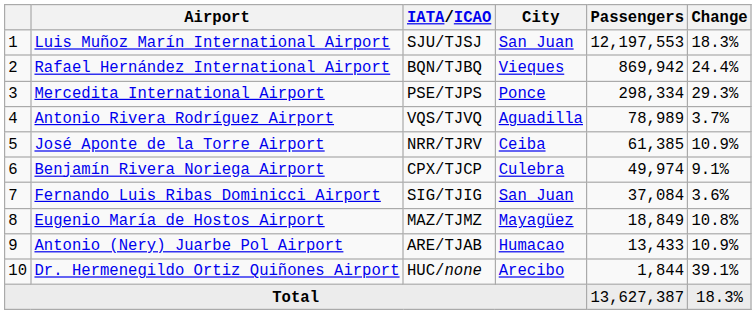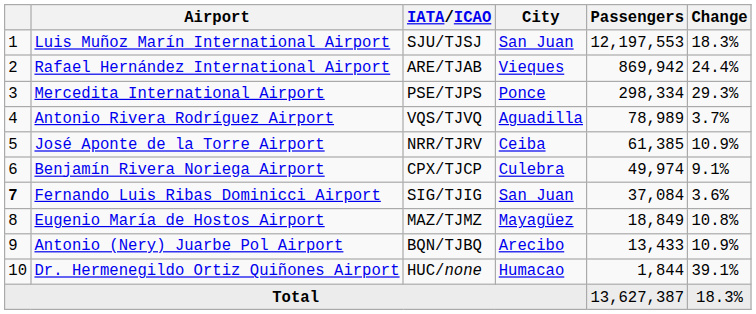(444, 68) BQN/TJBQ -> (444, 68) ARE/TJAB
(13, 195) normal -> (13, 195) bold
(444, 246) ARE/TJAB -> (444, 246) BQN/TJBQ
(531, 246) Humacao -> (531, 246) Arecibo
(531, 272) Arecibo -> (531, 272) Humacao
